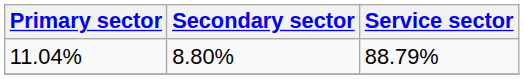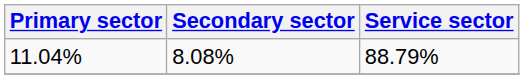(203, 56) 8.80% -> (203, 56) 8.08%
